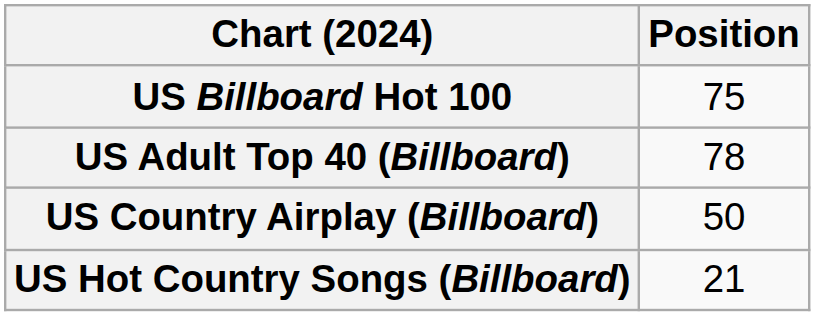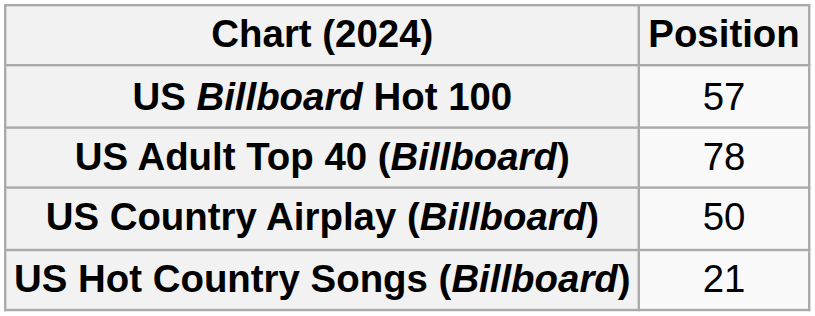(724, 95) 75 -> (724, 95) 57
